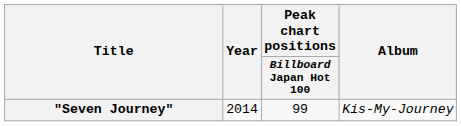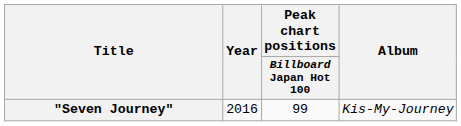(242, 110) 2014 -> (242, 110) 2016
